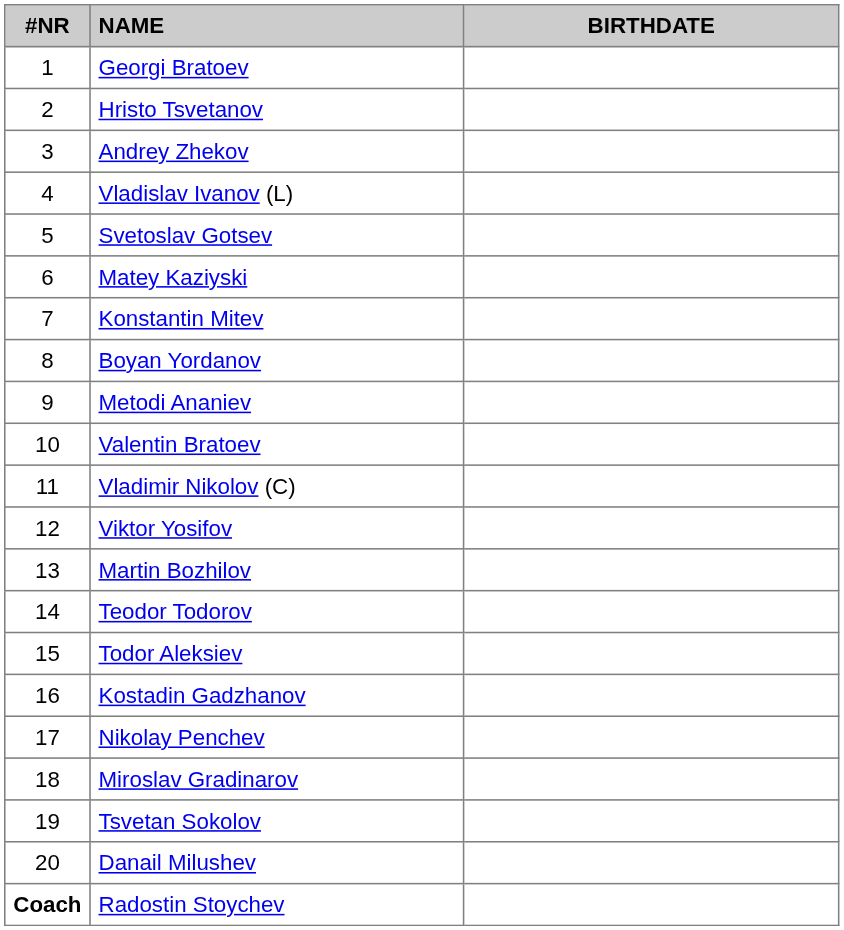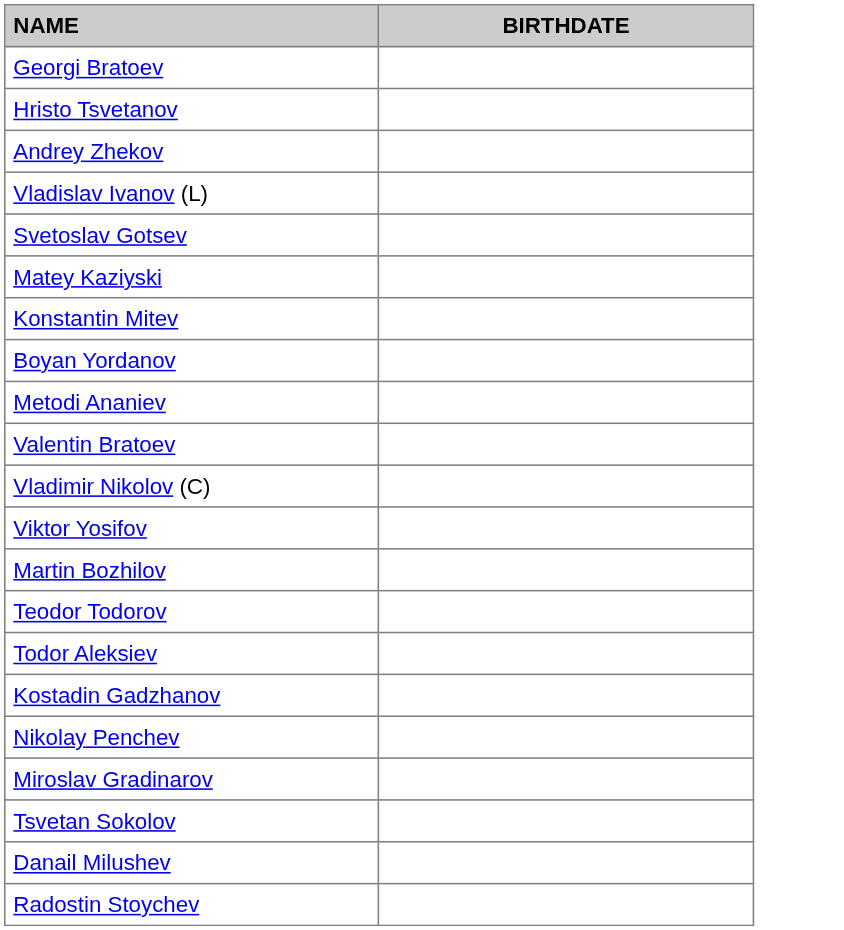- column: (47, 26)
